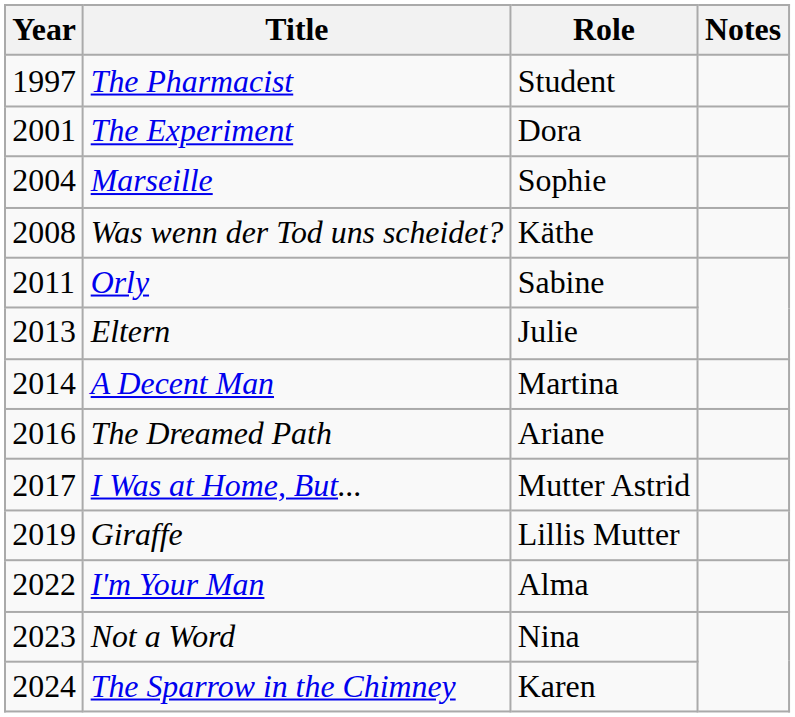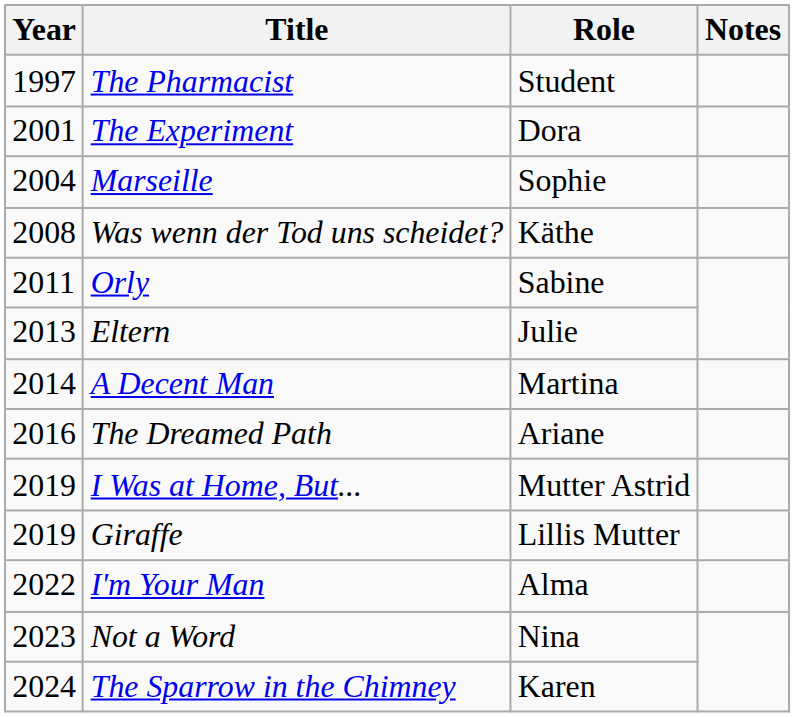(44, 484) 2017 -> (44, 484) 2019
